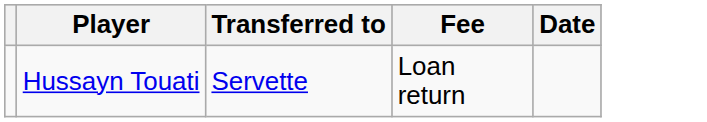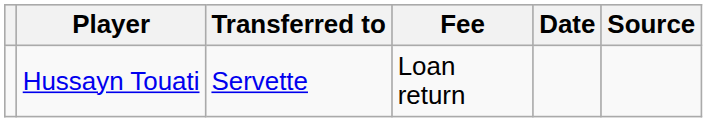+ column: (651, 25)
